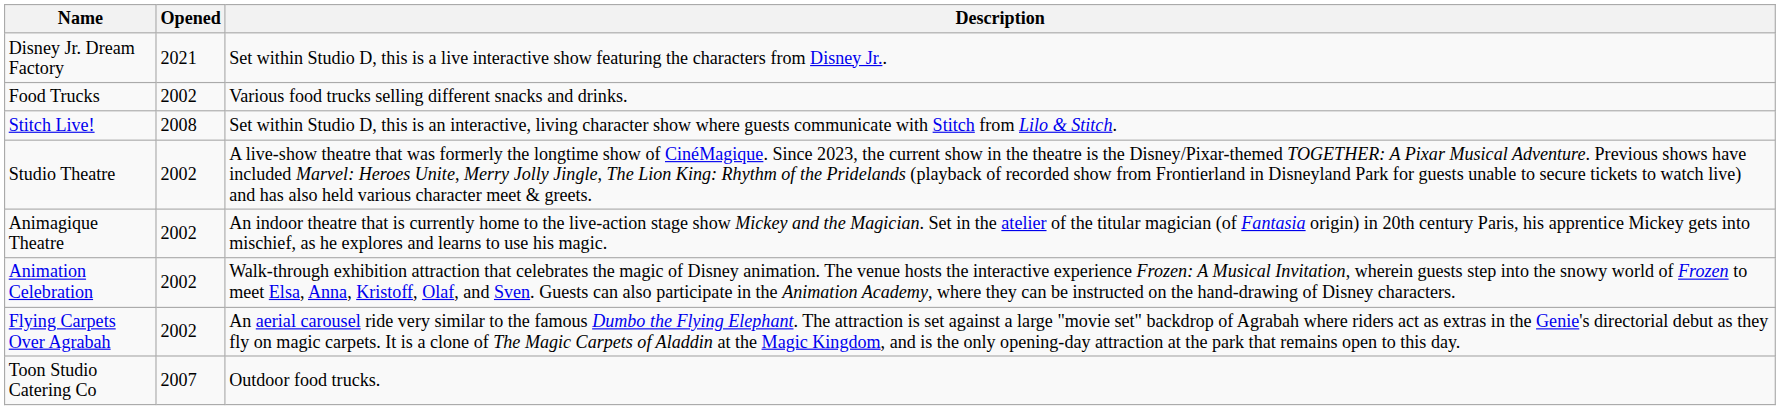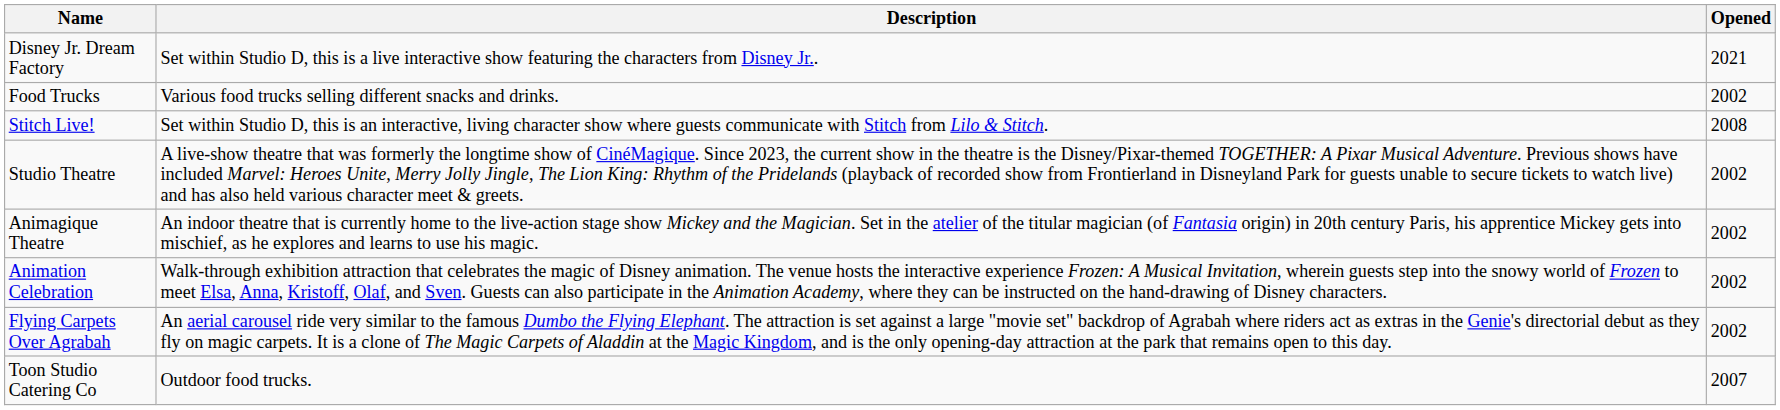columns swapped: (191, 18) <-> (1000, 18)
